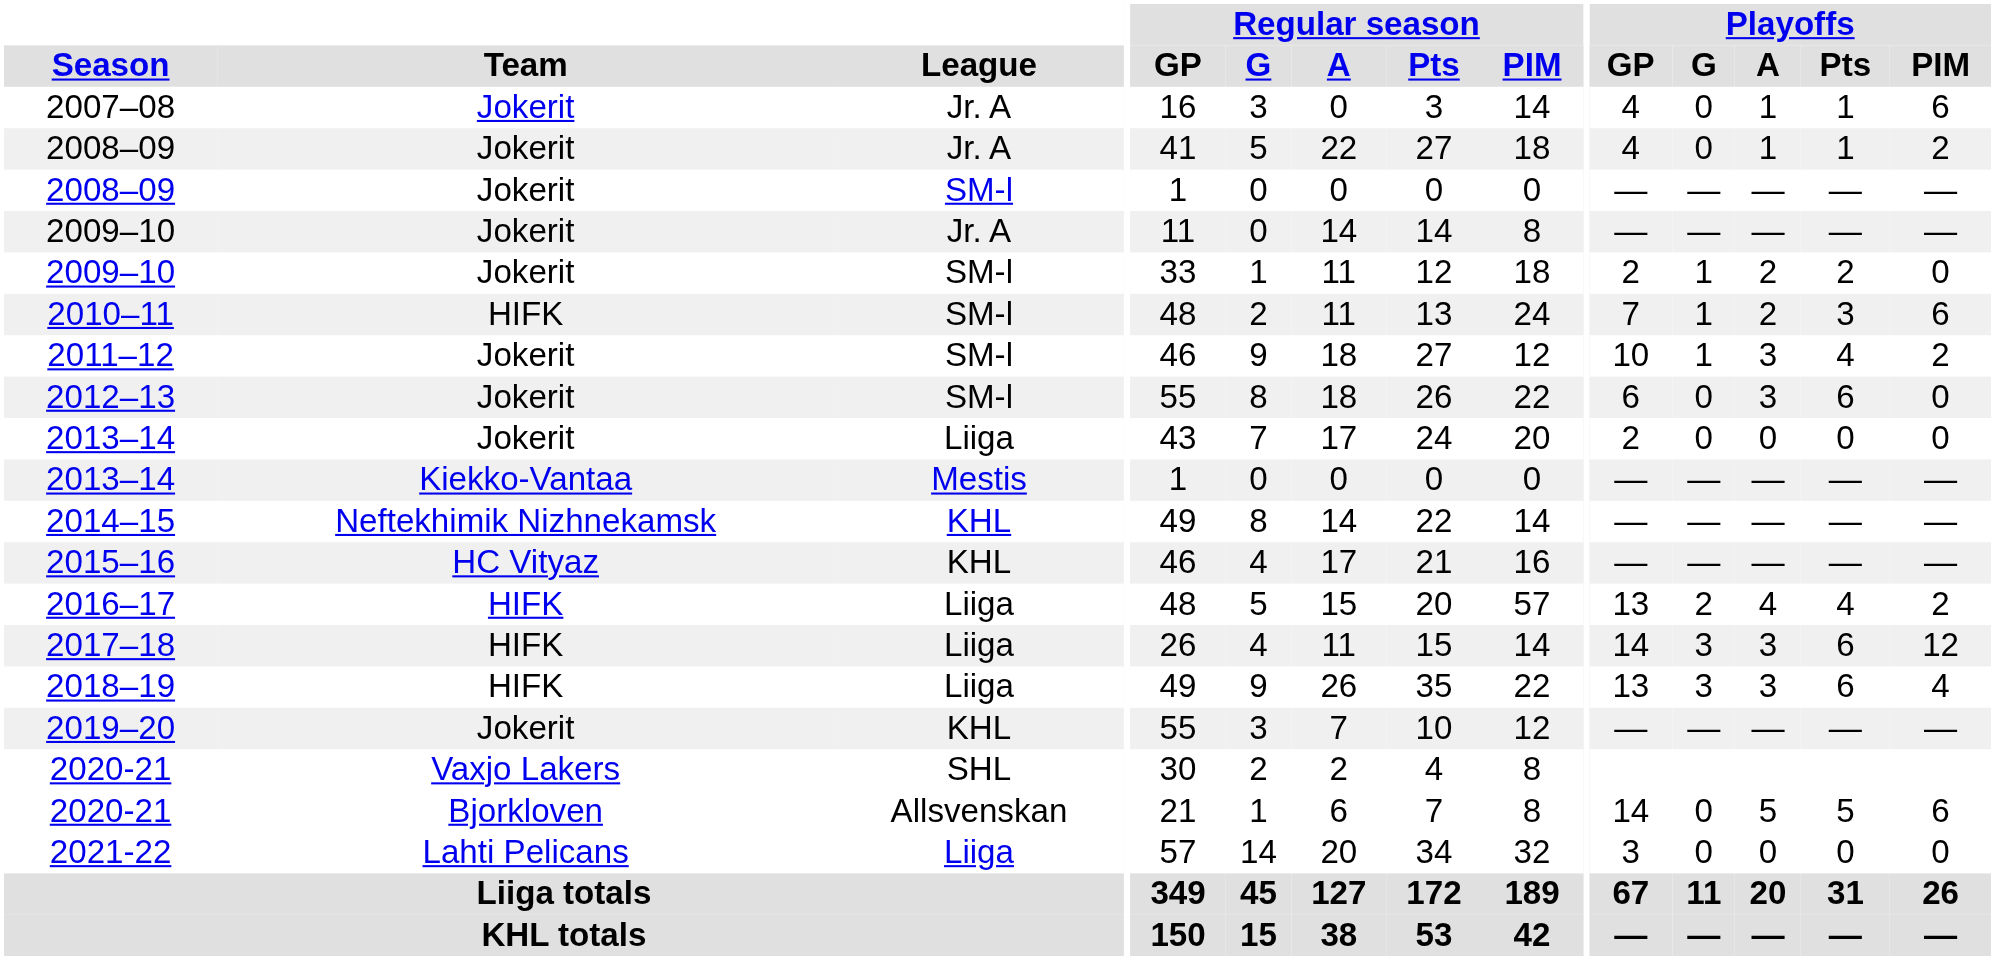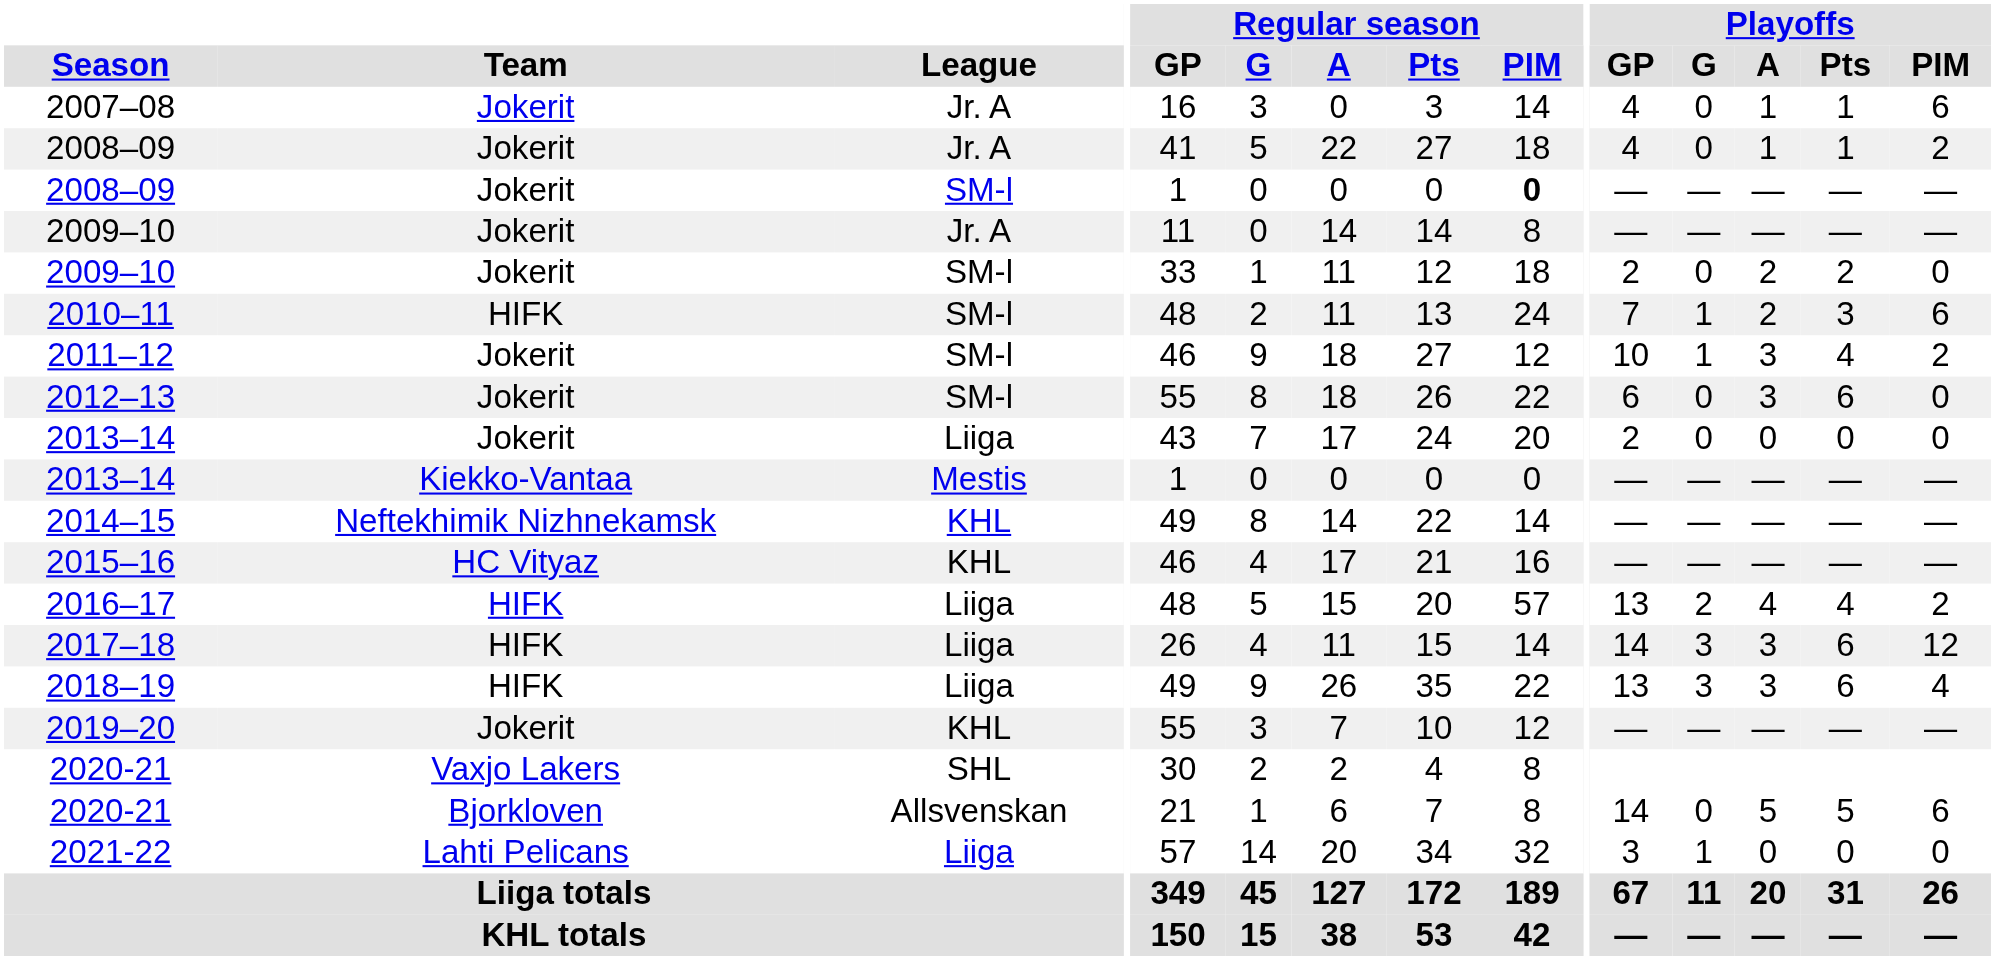(1532, 189) normal -> (1532, 189) bold
(1704, 272) 1 -> (1704, 272) 0
(1704, 852) 0 -> (1704, 852) 1
